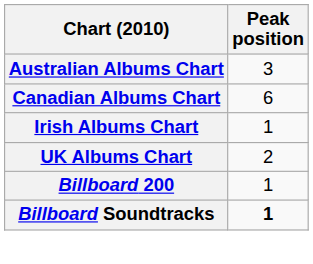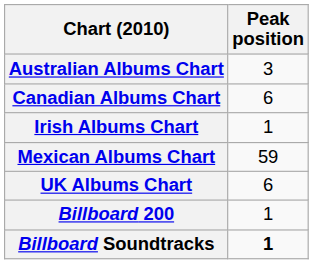+ row: (116, 156)
(268, 156) 2 -> (268, 185) 6
